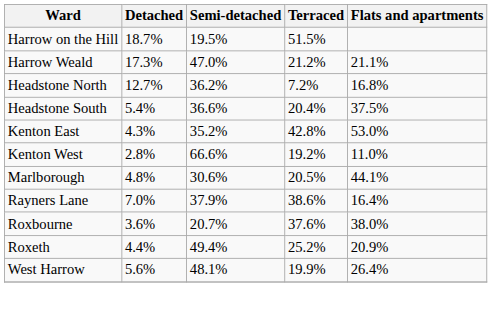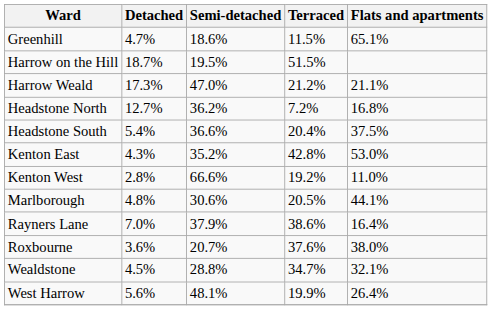+ row: (35, 39)
- row: (29, 246)
+ row: (42, 270)
